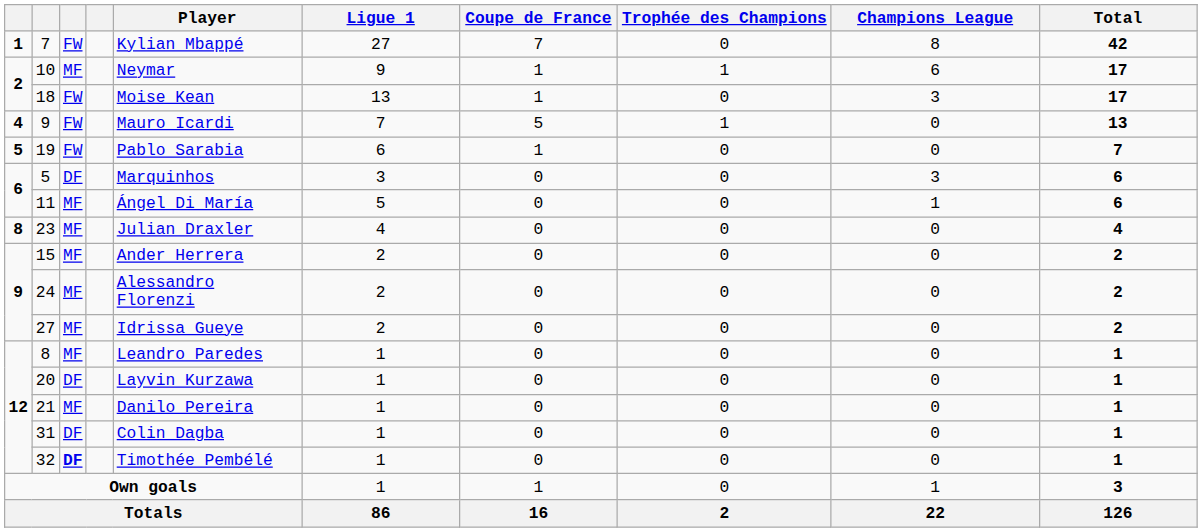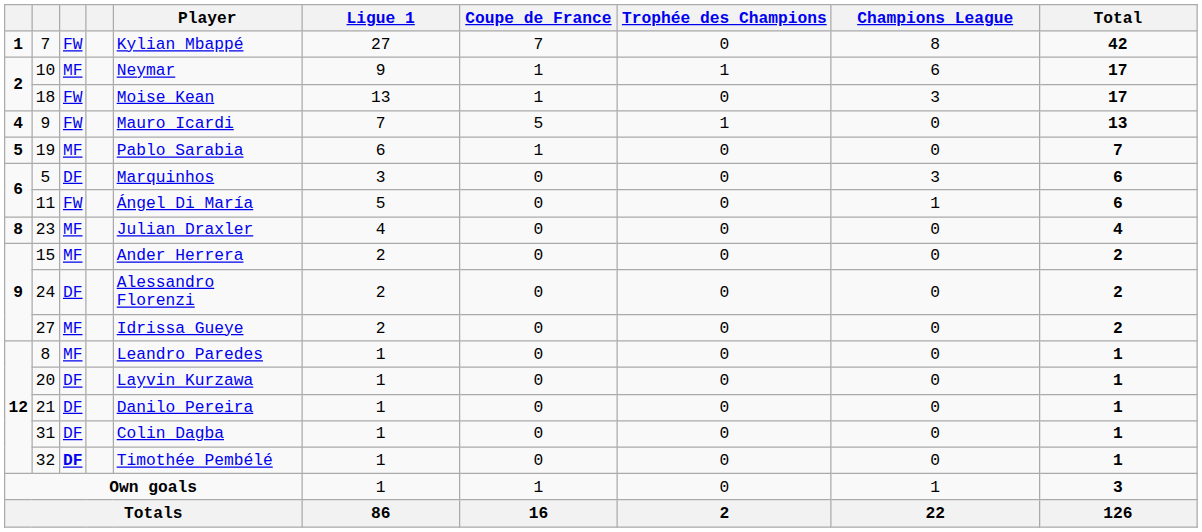(73, 150) FW -> (73, 150) MF
(73, 203) MF -> (73, 203) FW
(73, 292) MF -> (73, 292) DF
(73, 407) MF -> (73, 407) DF
